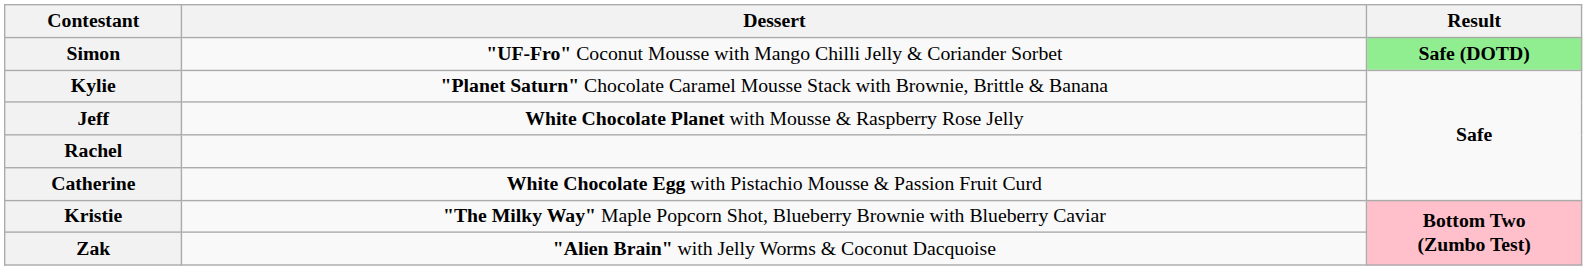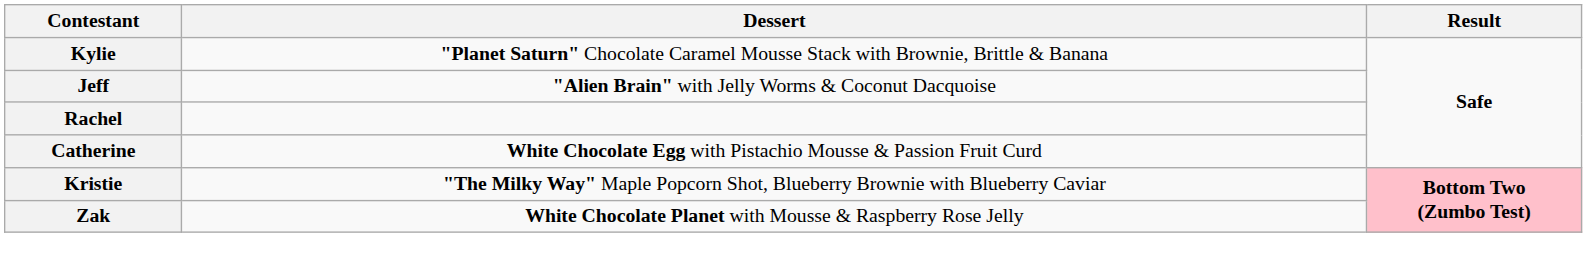- row: (93, 53)
(774, 118) White Chocolate Planet with Mousse & Raspberry Rose Jelly -> (774, 86) "Alien Brain" with Jelly Worms & Coconut Dacquoise
(774, 248) "Alien Brain" with Jelly Worms & Coconut Dacquoise -> (774, 216) White Chocolate Planet with Mousse & Raspberry Rose Jelly
